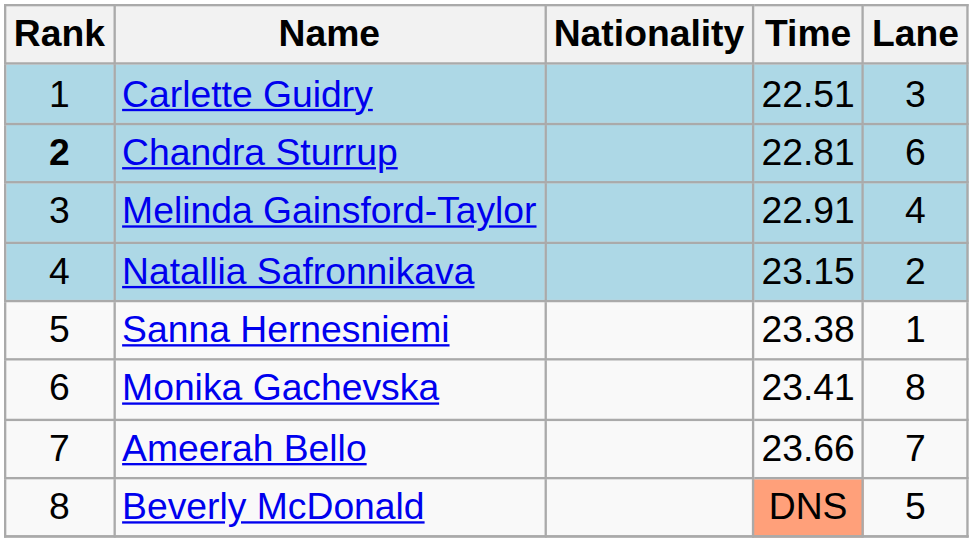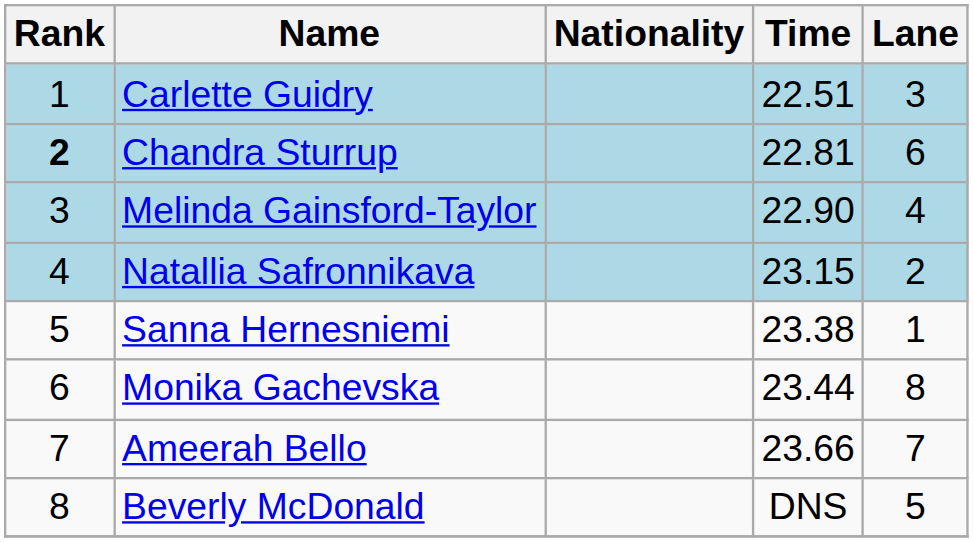(808, 211) 22.91 -> (808, 211) 22.90
(808, 388) 23.41 -> (808, 388) 23.44
(808, 507) lightsalmon background -> (808, 507) no background
